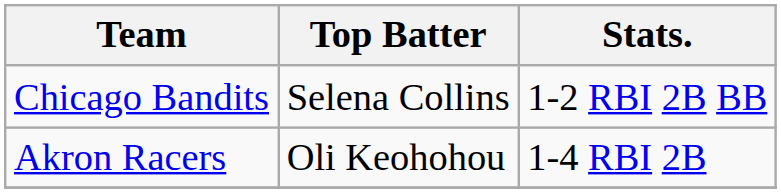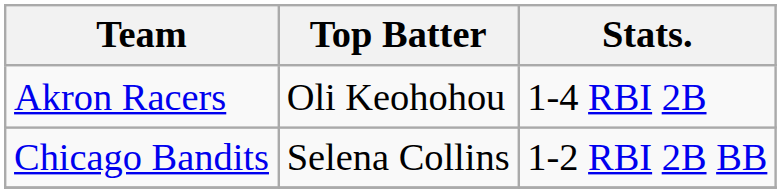rows swapped: (120, 156) <-> (142, 95)
